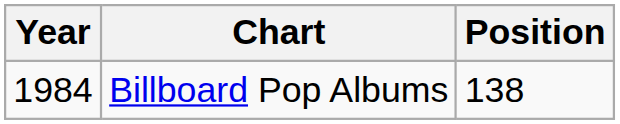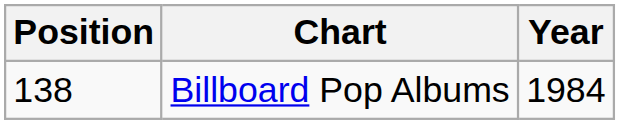columns swapped: (53, 32) <-> (535, 32)
